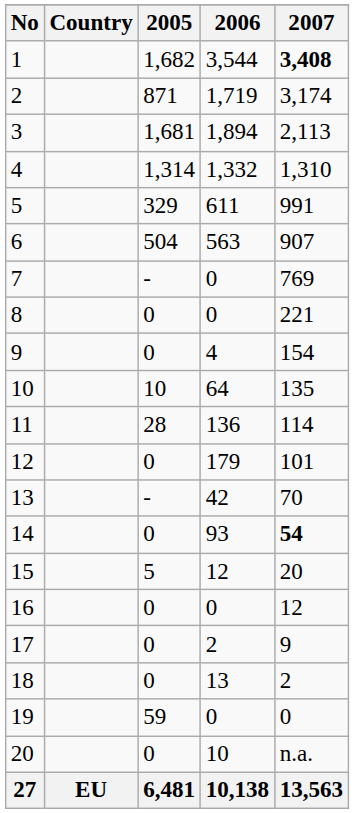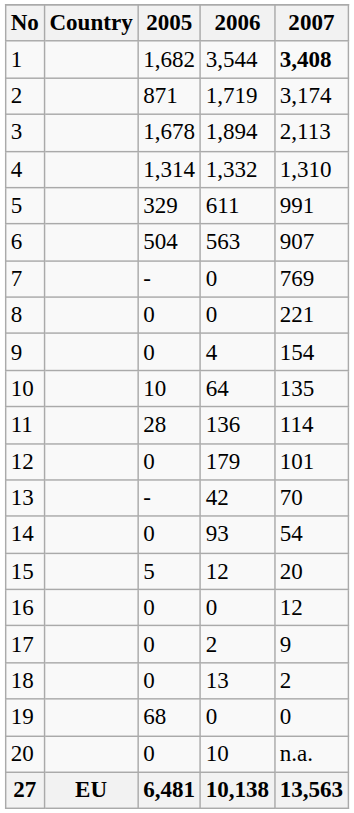(169, 132) 1,681 -> (169, 132) 1,678
(291, 534) bold -> (291, 534) normal
(155, 717) 59 -> (155, 717) 68
